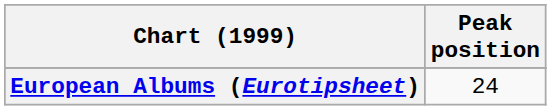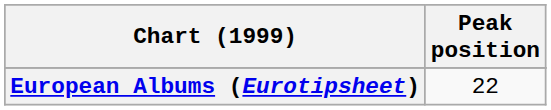(485, 87) 24 -> (485, 87) 22
